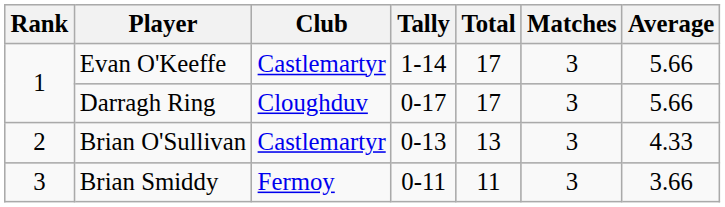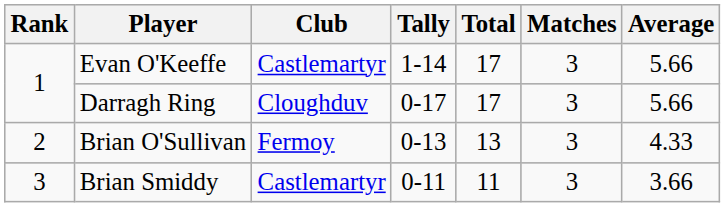(322, 142) Castlemartyr -> (296, 142) Fermoy
(296, 181) Fermoy -> (322, 181) Castlemartyr
